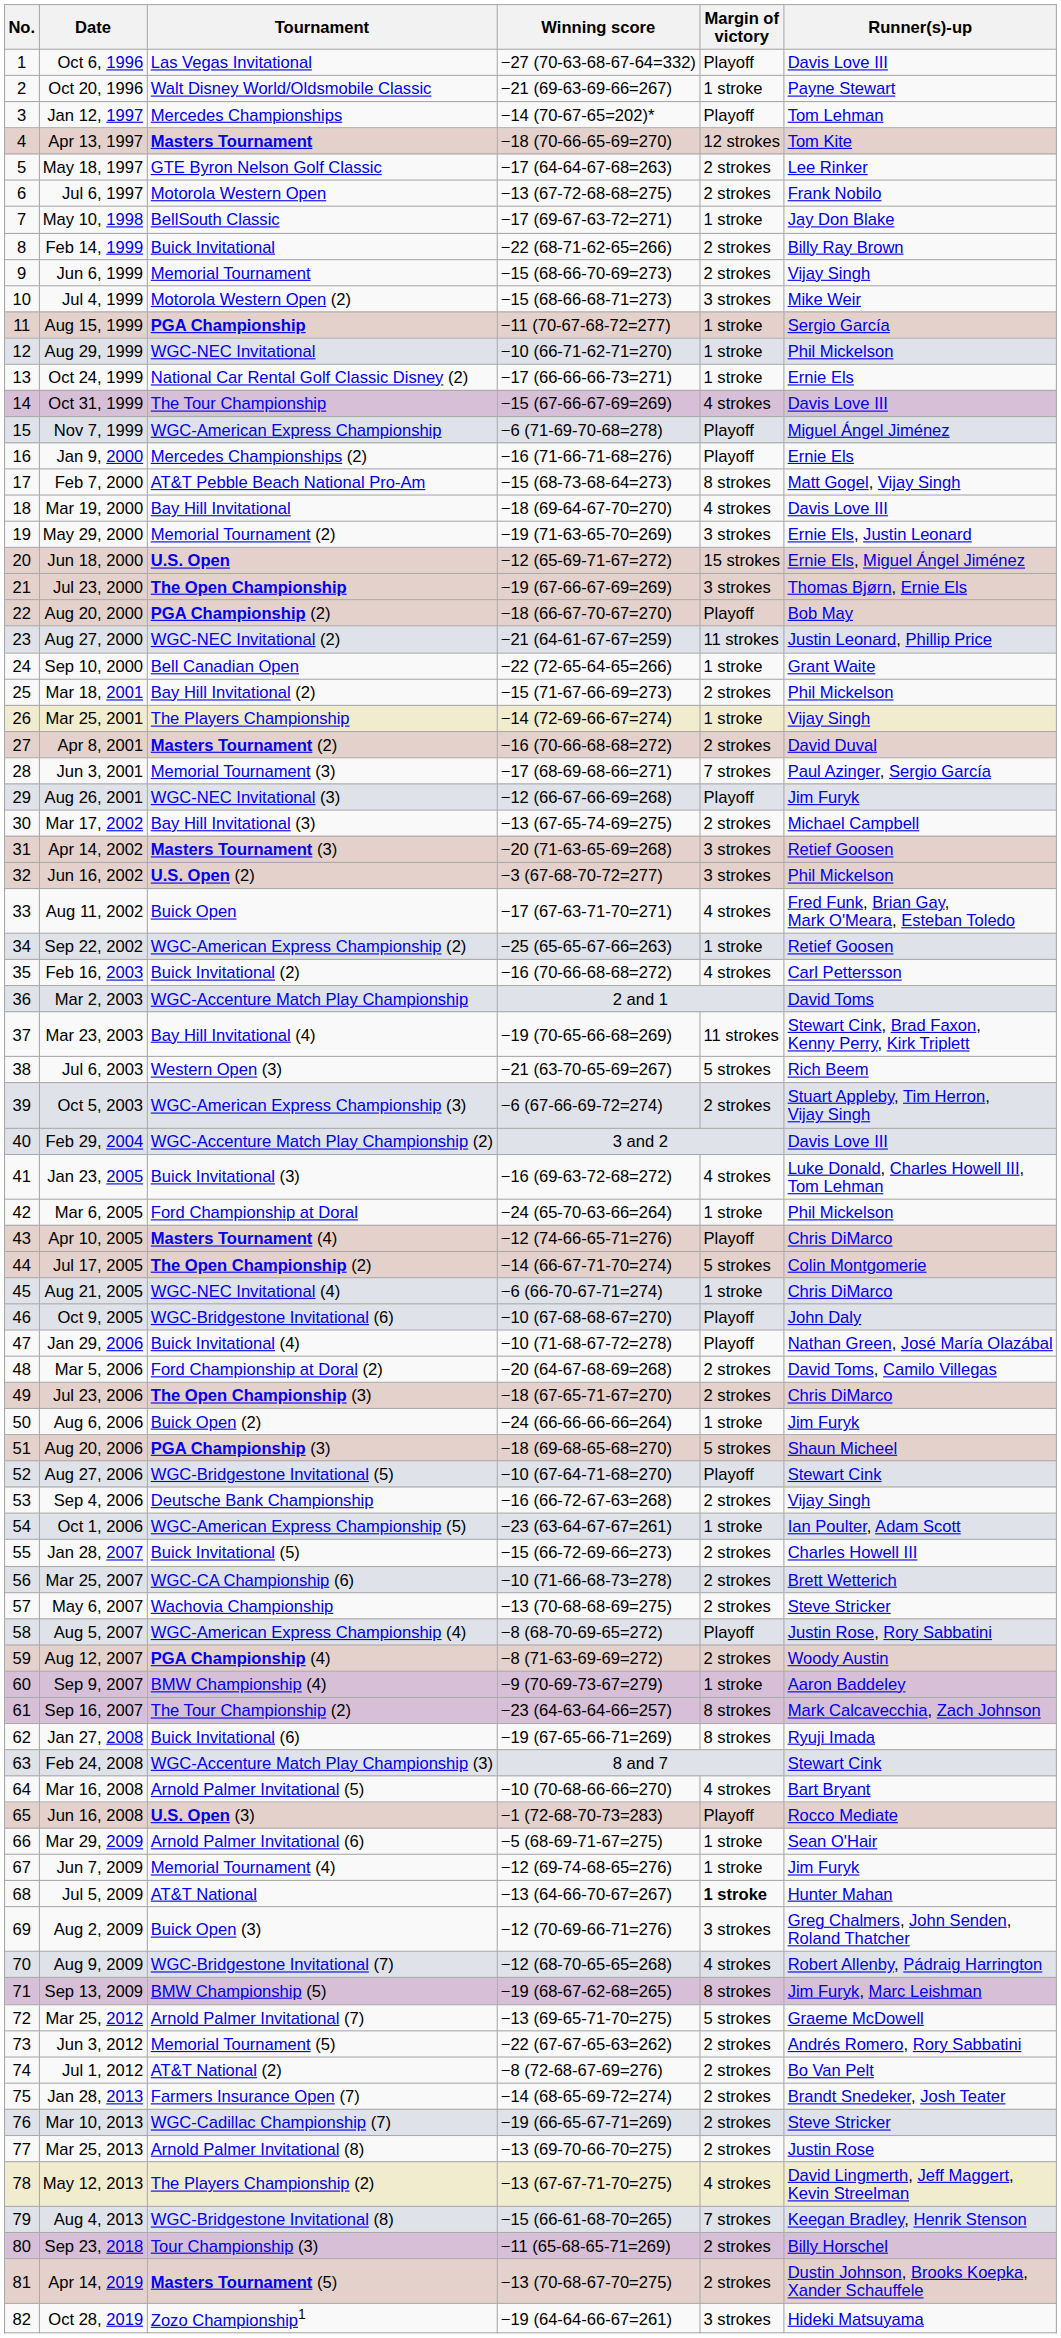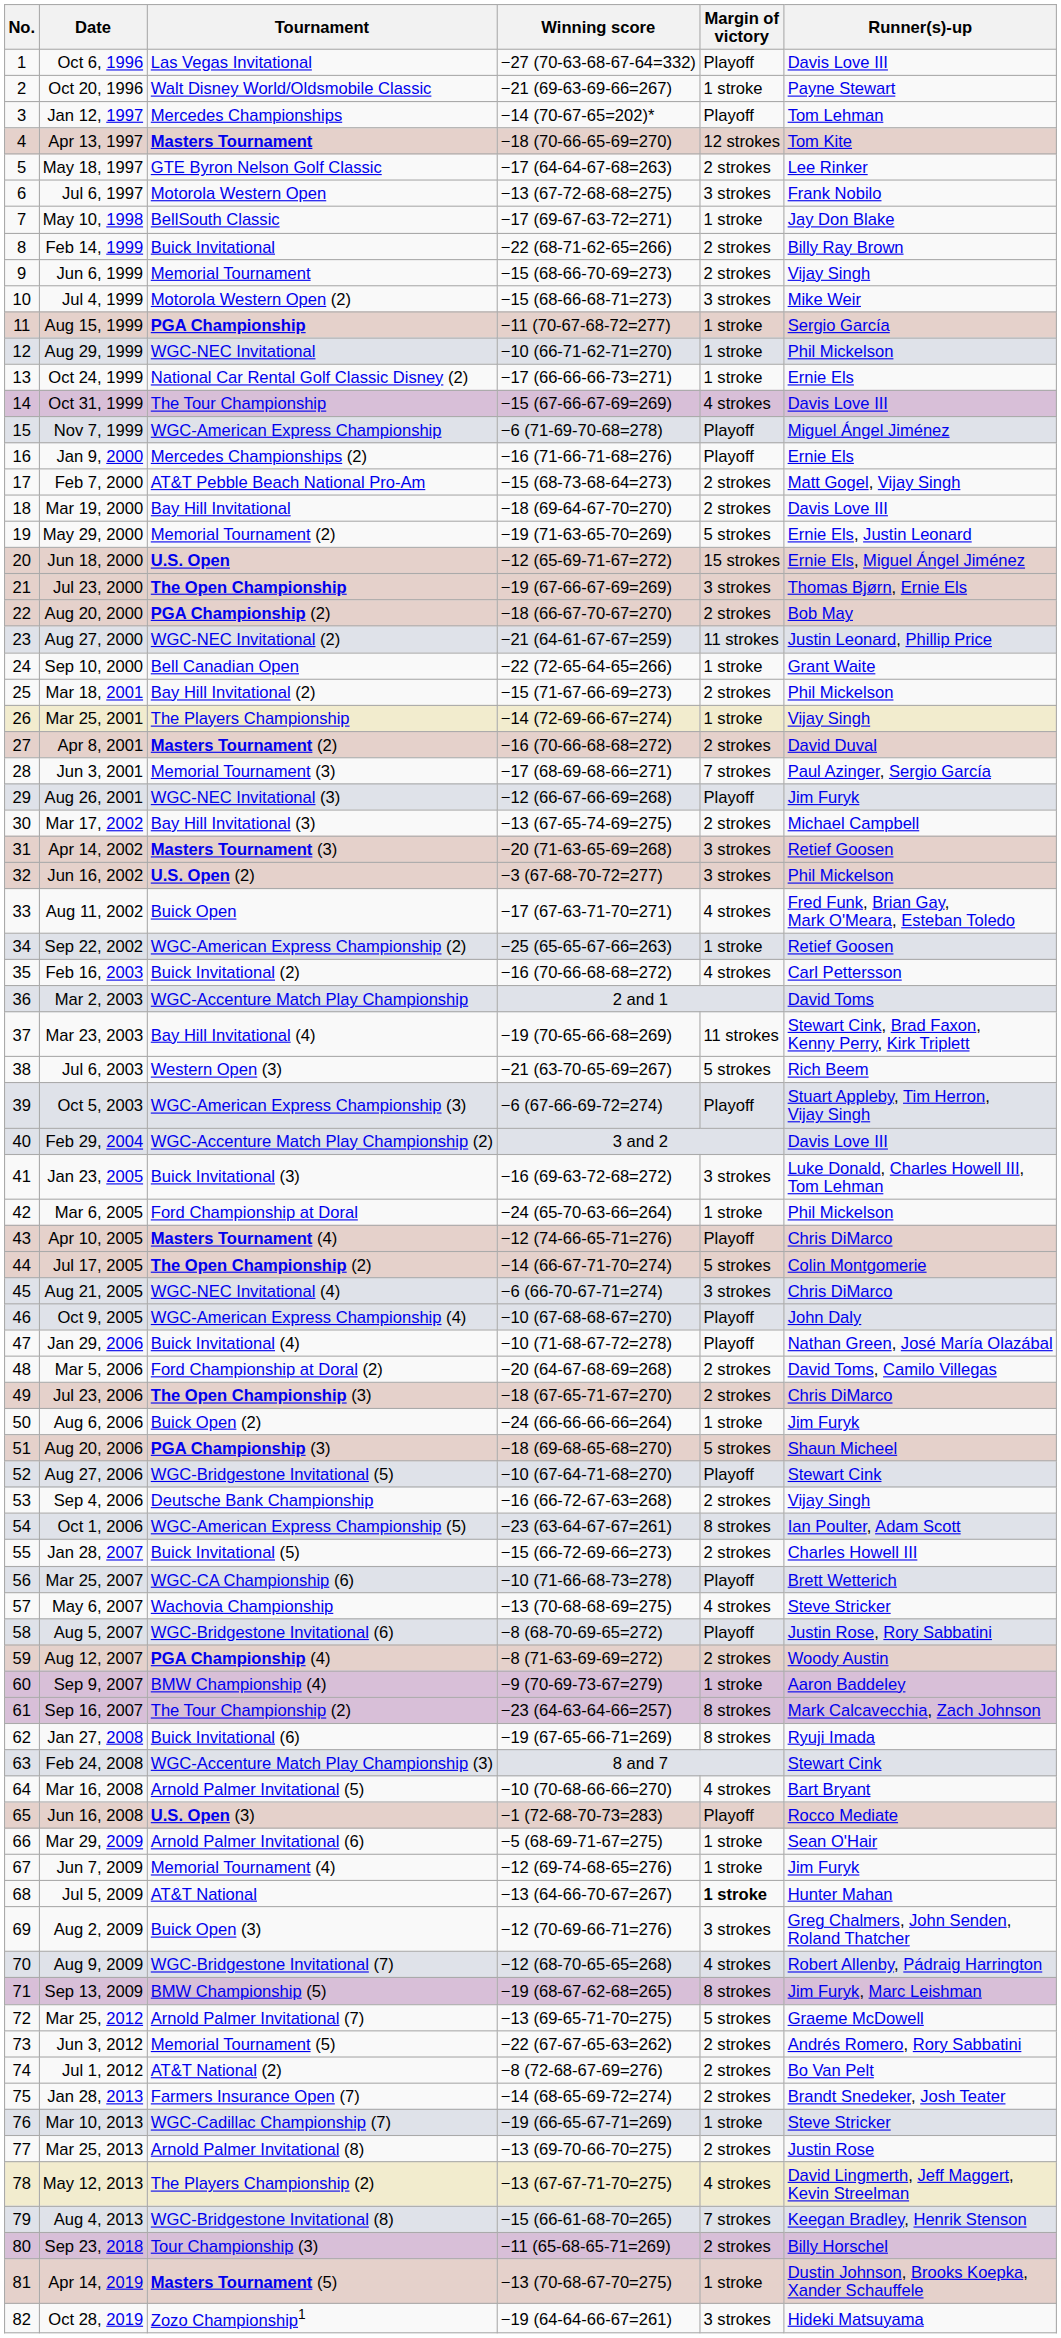(737, 194) 2 strokes -> (737, 194) 3 strokes
(737, 482) 8 strokes -> (737, 482) 2 strokes
(737, 508) 4 strokes -> (737, 508) 2 strokes
(737, 535) 3 strokes -> (737, 535) 5 strokes
(729, 613) Playoff -> (737, 613) 2 strokes
(737, 1106) 2 strokes -> (729, 1106) Playoff
(737, 1177) 4 strokes -> (737, 1177) 3 strokes
(733, 1291) 1 stroke -> (737, 1291) 3 strokes
(272, 1317) WGC-Bridgestone Invitational (6) -> (309, 1317) WGC-American Express Championship (4)
(733, 1527) 1 stroke -> (737, 1527) 8 strokes
(737, 1579) 2 strokes -> (729, 1579) Playoff
(737, 1605) 2 strokes -> (737, 1605) 4 strokes
(309, 1632) WGC-American Express Championship (4) -> (272, 1632) WGC-Bridgestone Invitational (6)
(737, 2122) 2 strokes -> (733, 2122) 1 stroke
(737, 2281) 2 strokes -> (733, 2281) 1 stroke
